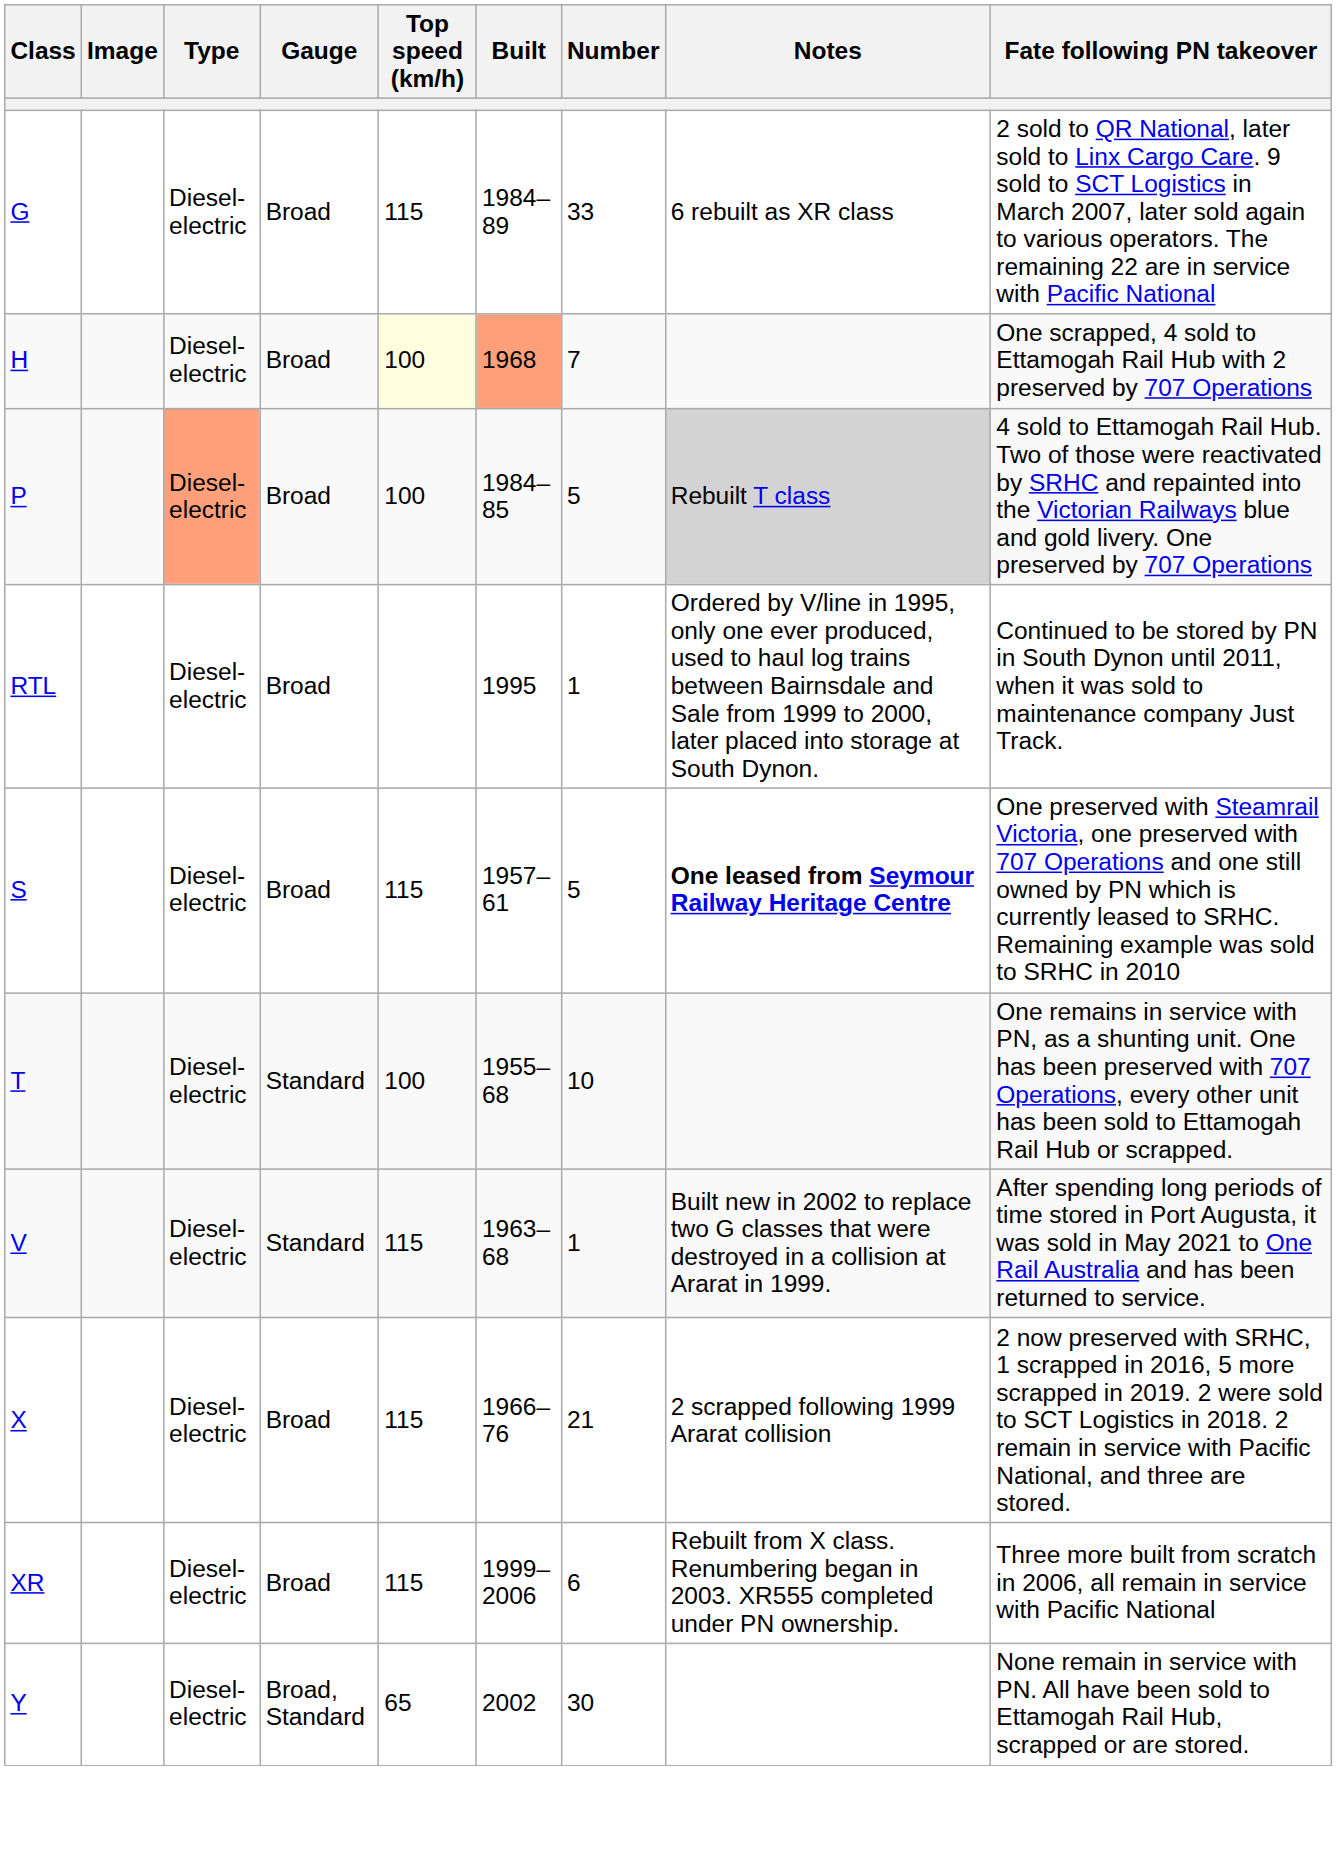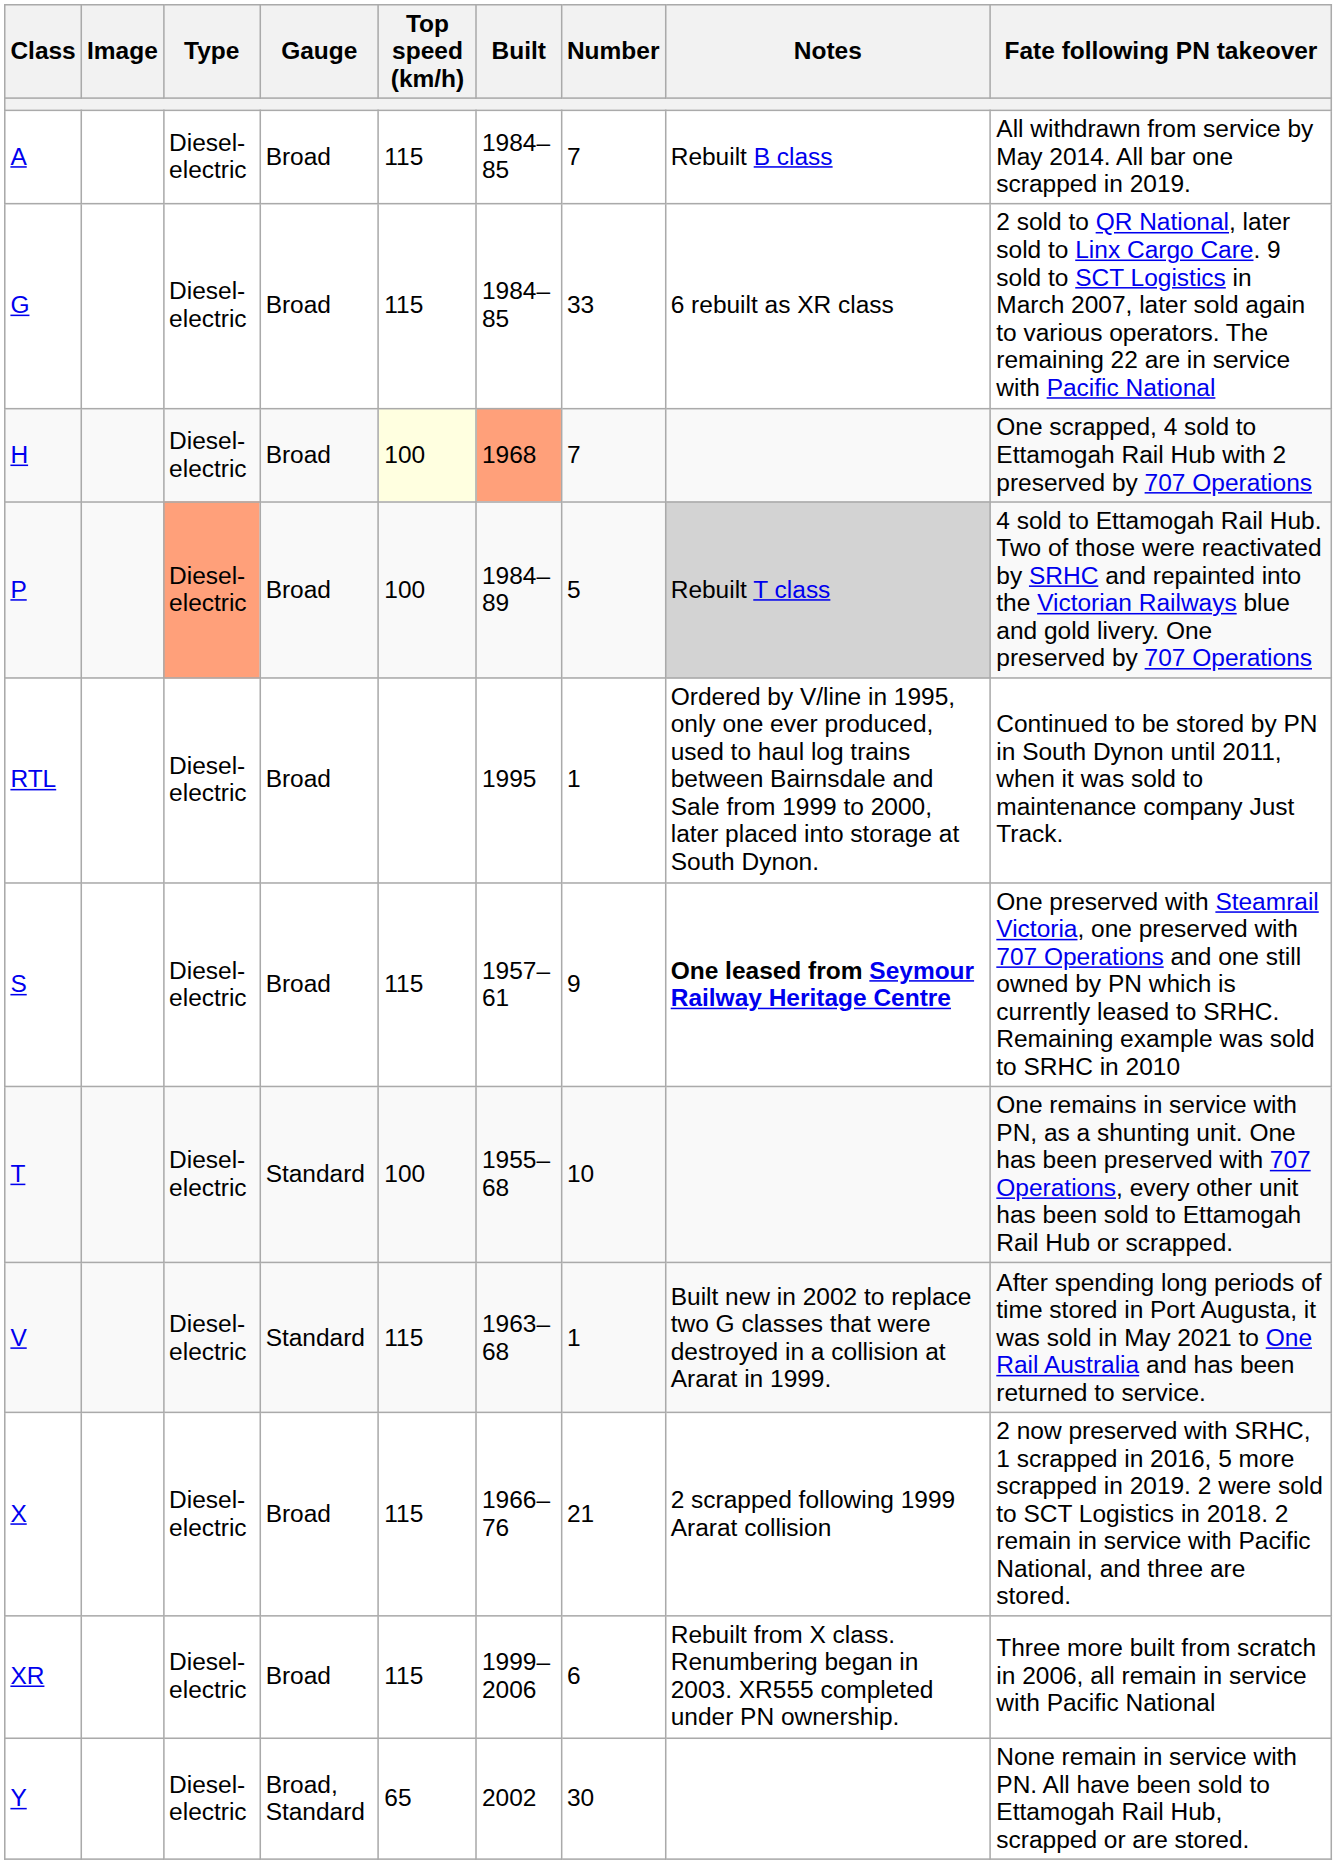+ row: (19, 156)
(516, 211) 1984–89 -> (516, 305) 1984–85
(516, 495) 1984–85 -> (516, 589) 1984–89
(574, 890) 5 -> (574, 984) 9
